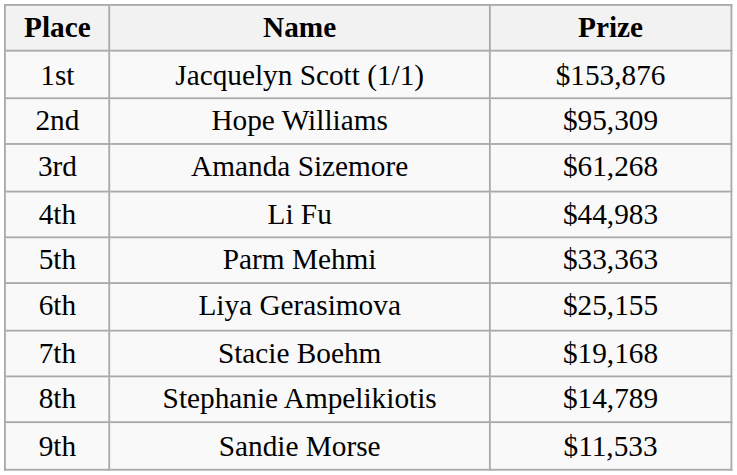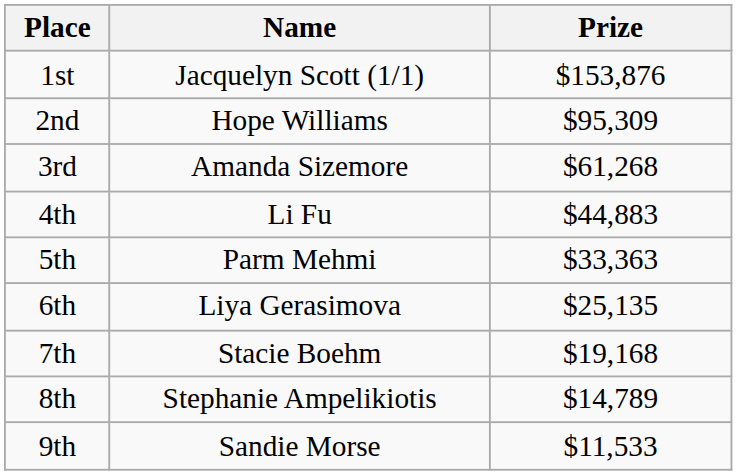(611, 213) $44,983 -> (611, 213) $44,883
(611, 306) $25,155 -> (611, 306) $25,135
